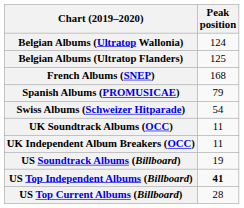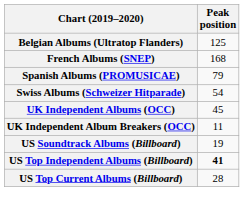- row: (101, 42)
+ row: (101, 110)
- row: (101, 127)
